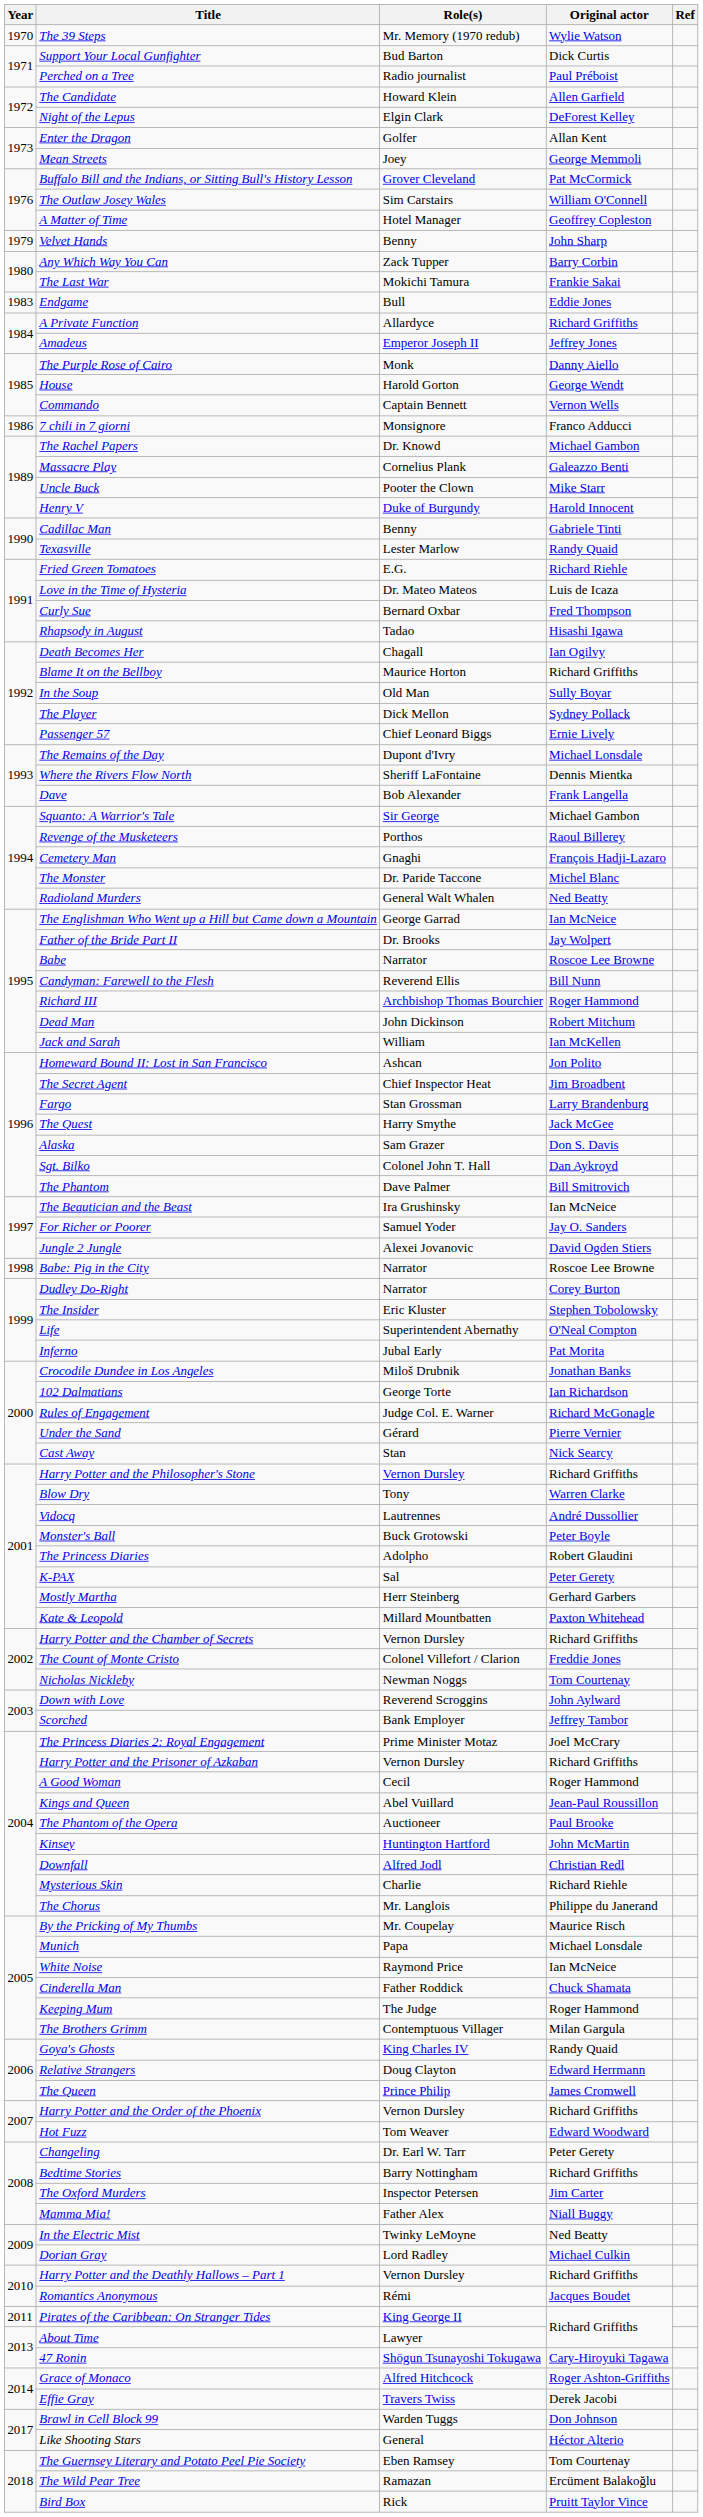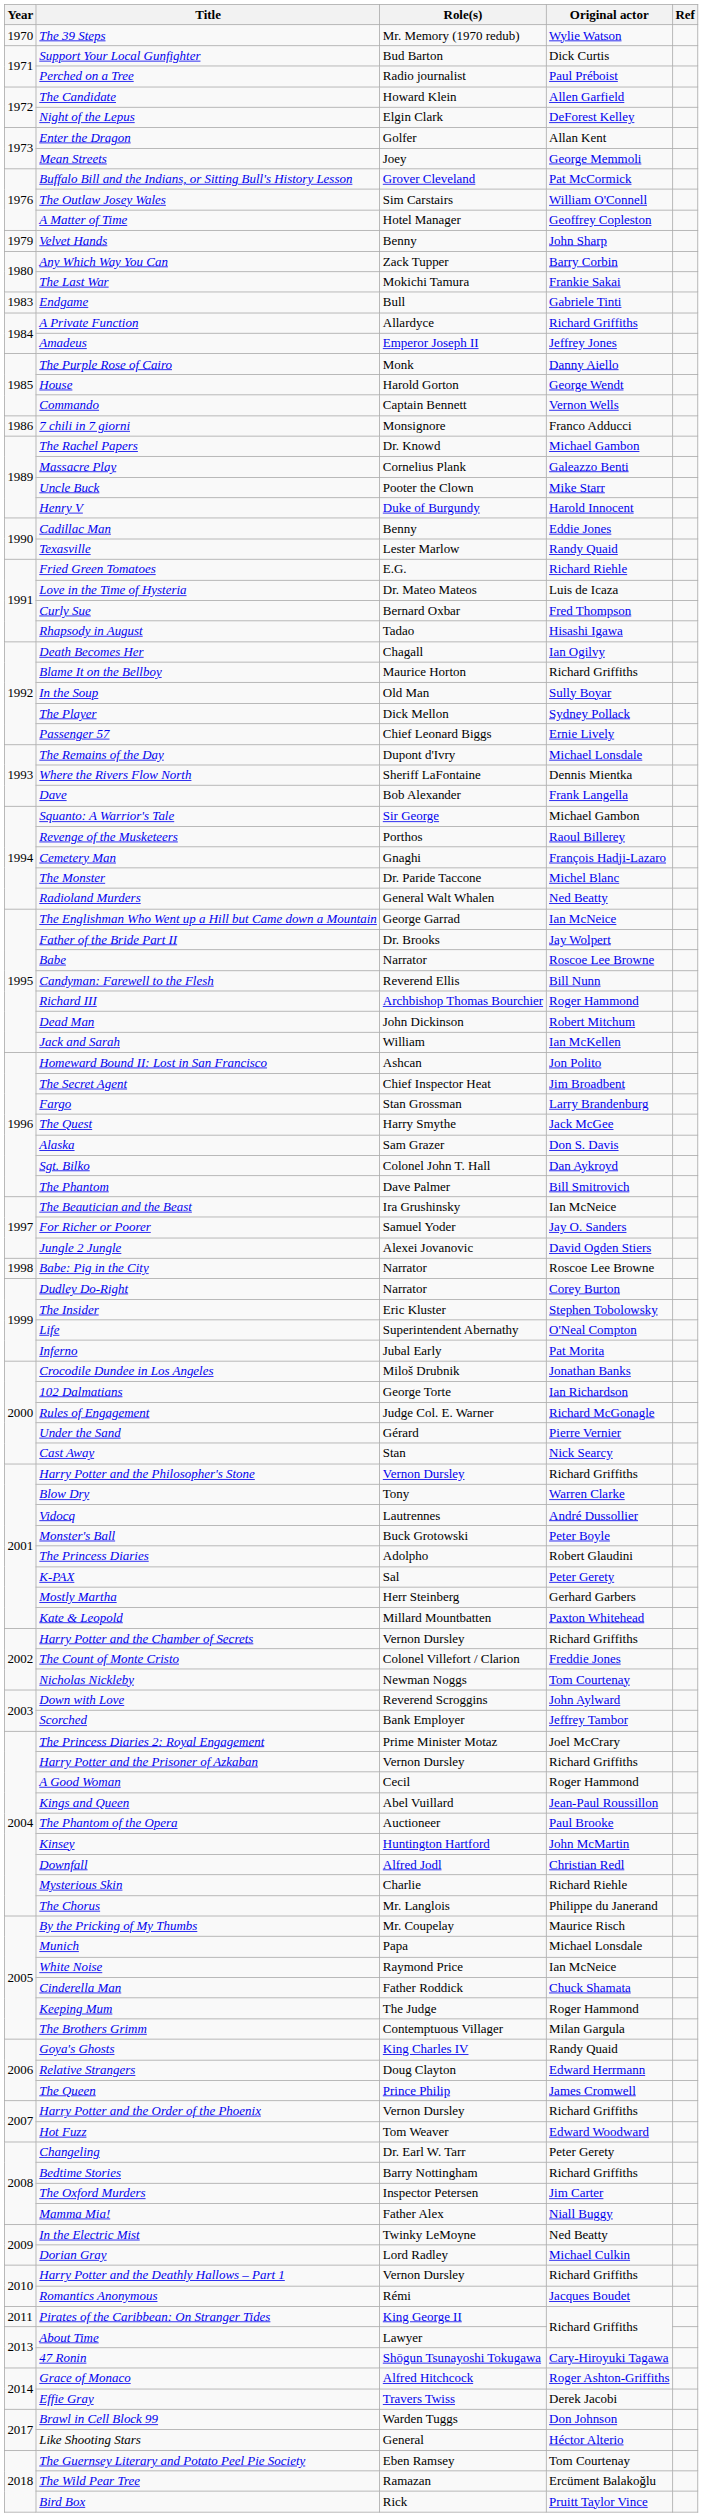(580, 302) Eddie Jones -> (585, 302) Gabriele Tinti
(585, 528) Gabriele Tinti -> (580, 528) Eddie Jones
